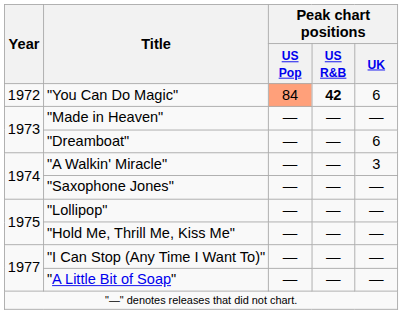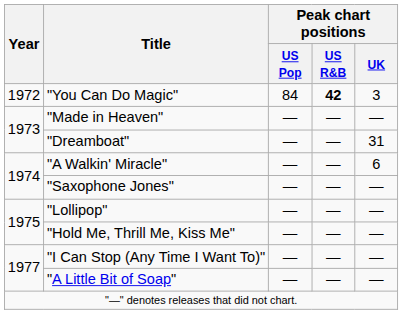(290, 94) lightsalmon background -> (290, 94) no background
(376, 94) 6 -> (376, 94) 3
(376, 141) 6 -> (376, 141) 31
(376, 164) 3 -> (376, 164) 6
